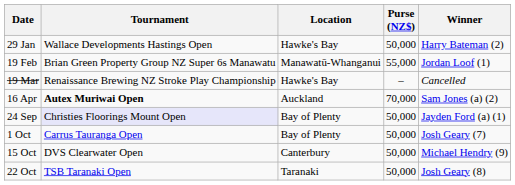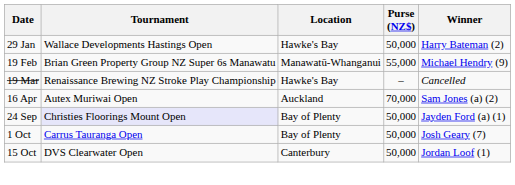(455, 62) Jordan Loof (1) -> (465, 62) Michael Hendry (9)
(94, 98) bold -> (91, 98) normal
(465, 152) Michael Hendry (9) -> (455, 152) Jordan Loof (1)
- row: (22, 171)
